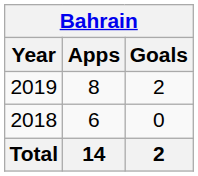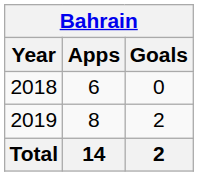rows swapped: (34, 120) <-> (34, 87)
